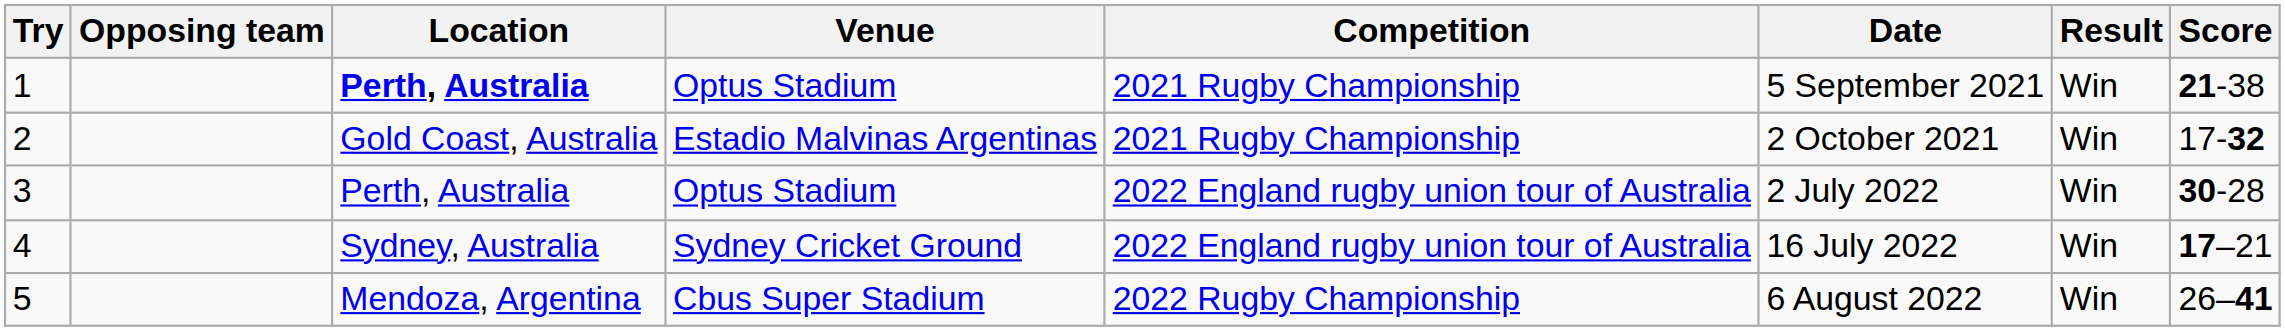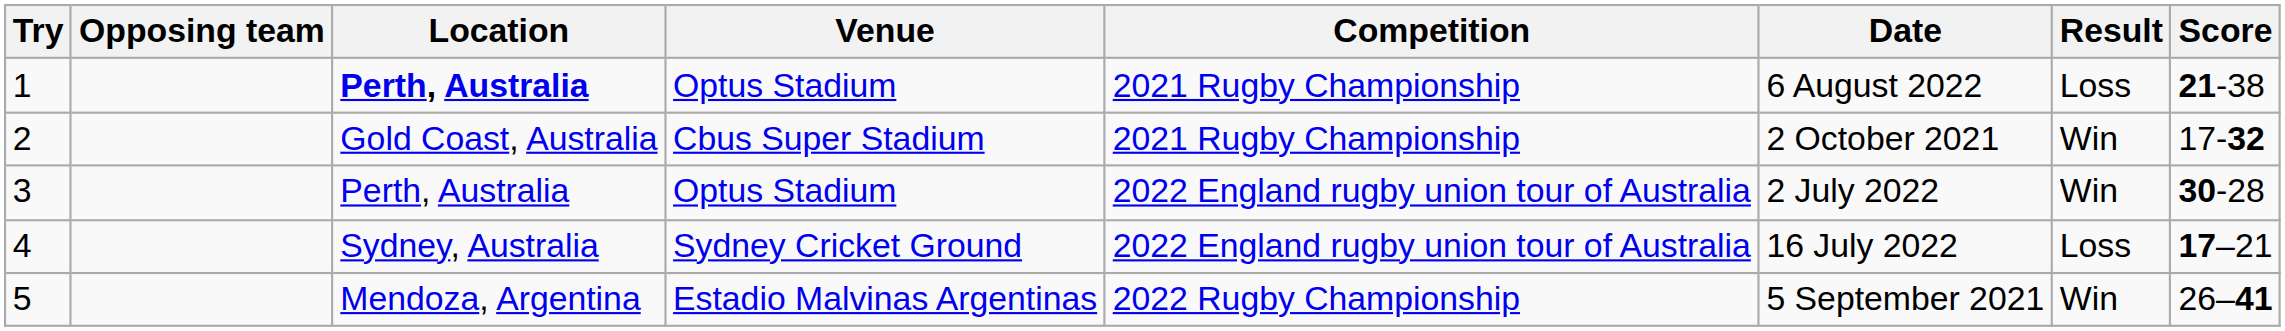(1905, 84) 5 September 2021 -> (1874, 84) 6 August 2022
(2089, 84) Win -> (2095, 84) Loss
(885, 138) Estadio Malvinas Argentinas -> (829, 138) Cbus Super Stadium
(2089, 245) Win -> (2095, 245) Loss
(829, 298) Cbus Super Stadium -> (885, 298) Estadio Malvinas Argentinas
(1874, 298) 6 August 2022 -> (1905, 298) 5 September 2021
